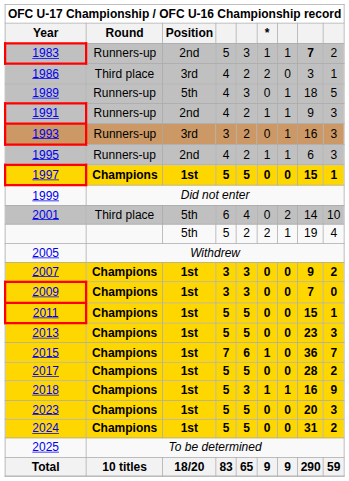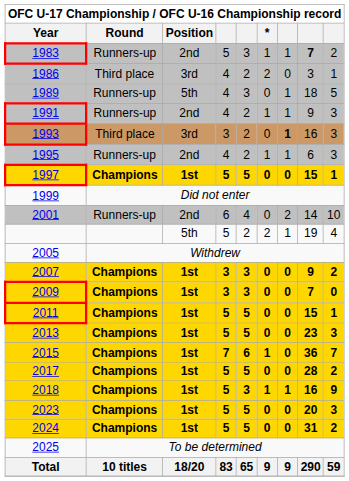(125, 134) Runners-up -> (125, 134) Third place
(288, 134) normal -> (288, 134) bold
(125, 214) Third place -> (125, 214) Runners-up
(189, 214) 5th -> (189, 214) 2nd
